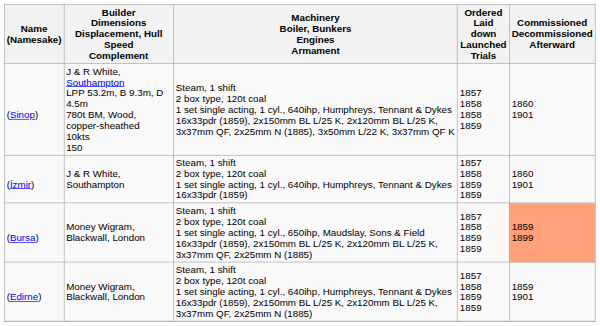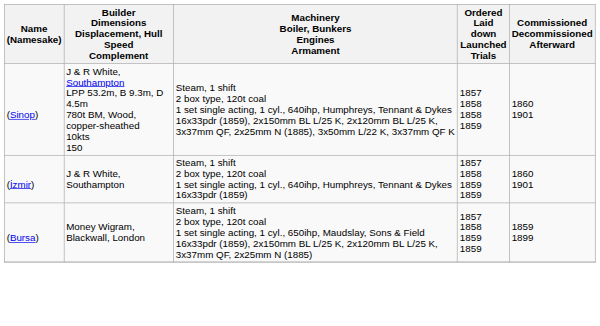(523, 233) lightsalmon background -> (523, 233) no background
- row: (24, 297)
